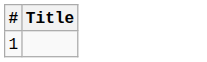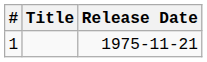+ column: (140, 18)
